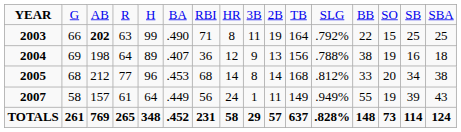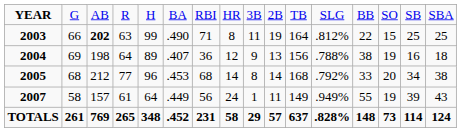(332, 35) .792% -> (332, 35) .812%
(332, 76) .812% -> (332, 76) .792%
